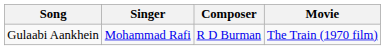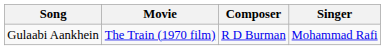columns swapped: (322, 14) <-> (148, 14)
